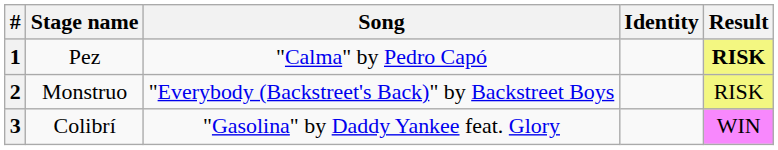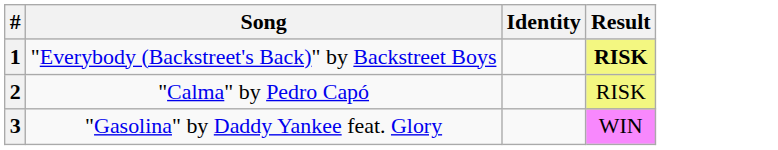- column: (85, 21)
(381, 56) "Calma" by Pedro Capó -> (264, 56) "Everybody (Backstreet's Back)" by Backstreet Boys
(381, 91) "Everybody (Backstreet's Back)" by Backstreet Boys -> (264, 91) "Calma" by Pedro Capó
